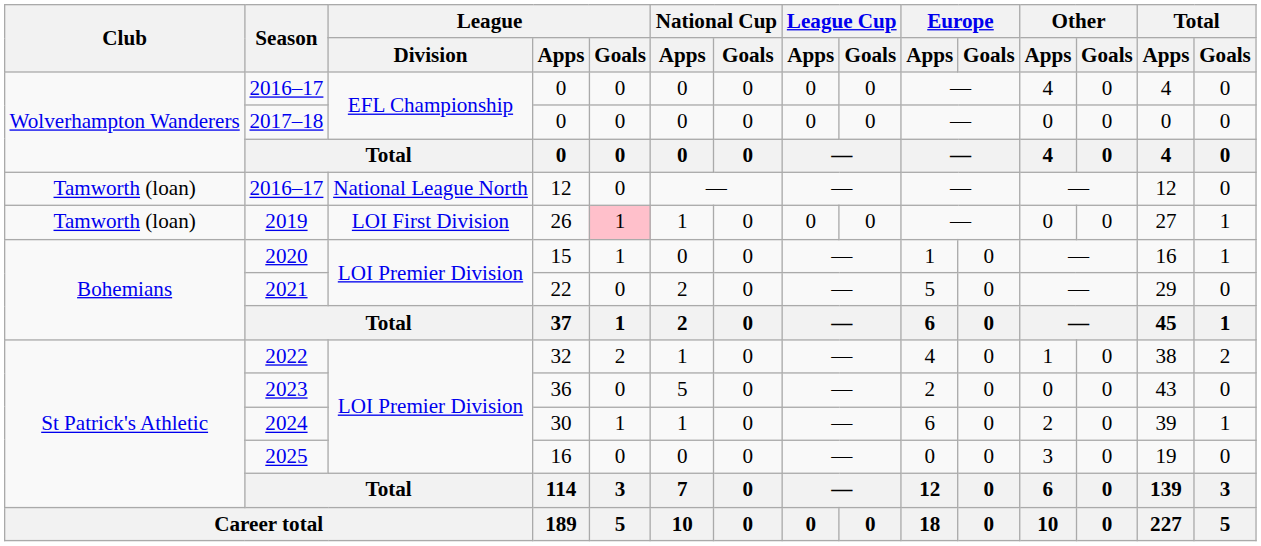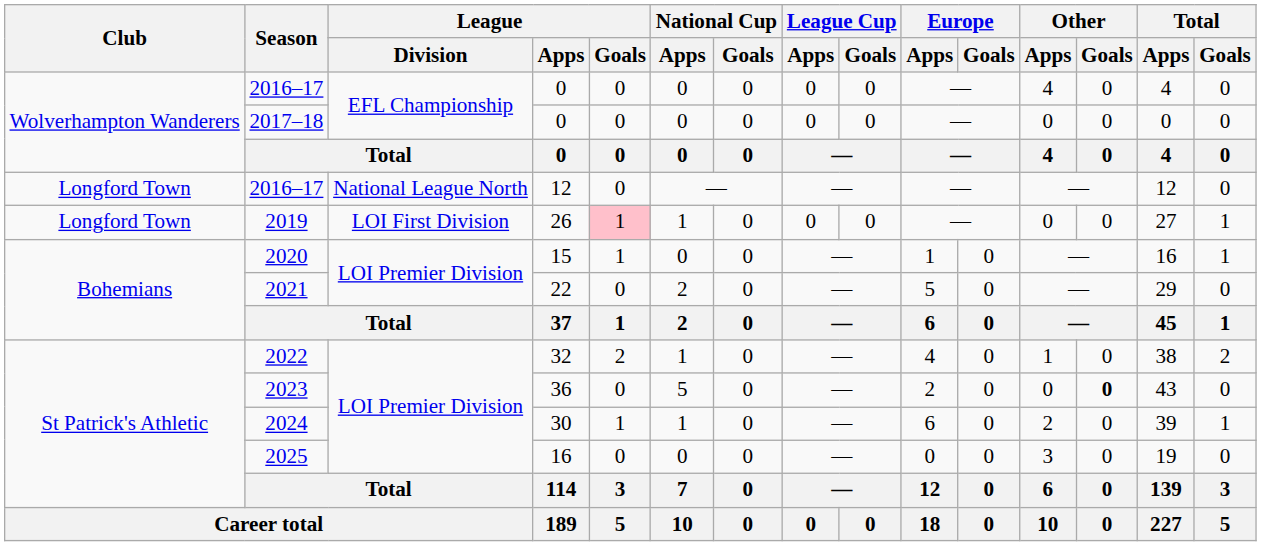(125, 188) Tamworth (loan) -> (125, 188) Longford Town
(125, 222) Tamworth (loan) -> (125, 222) Longford Town
(1107, 389) normal -> (1107, 389) bold
